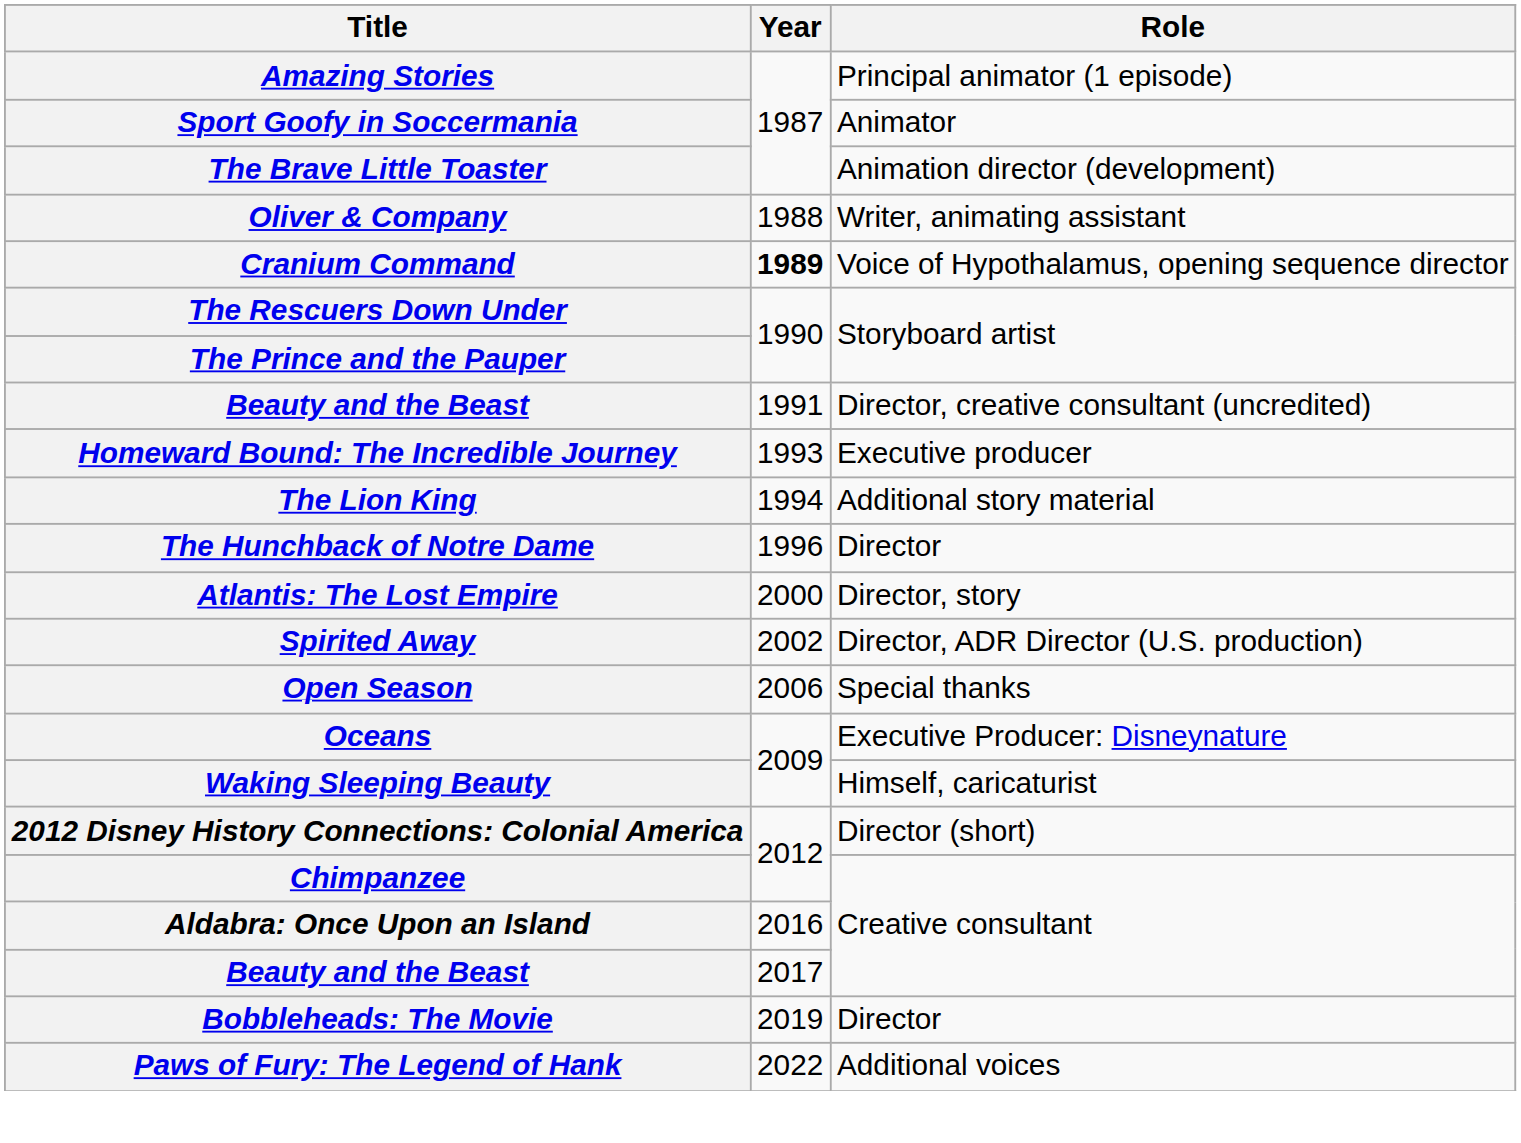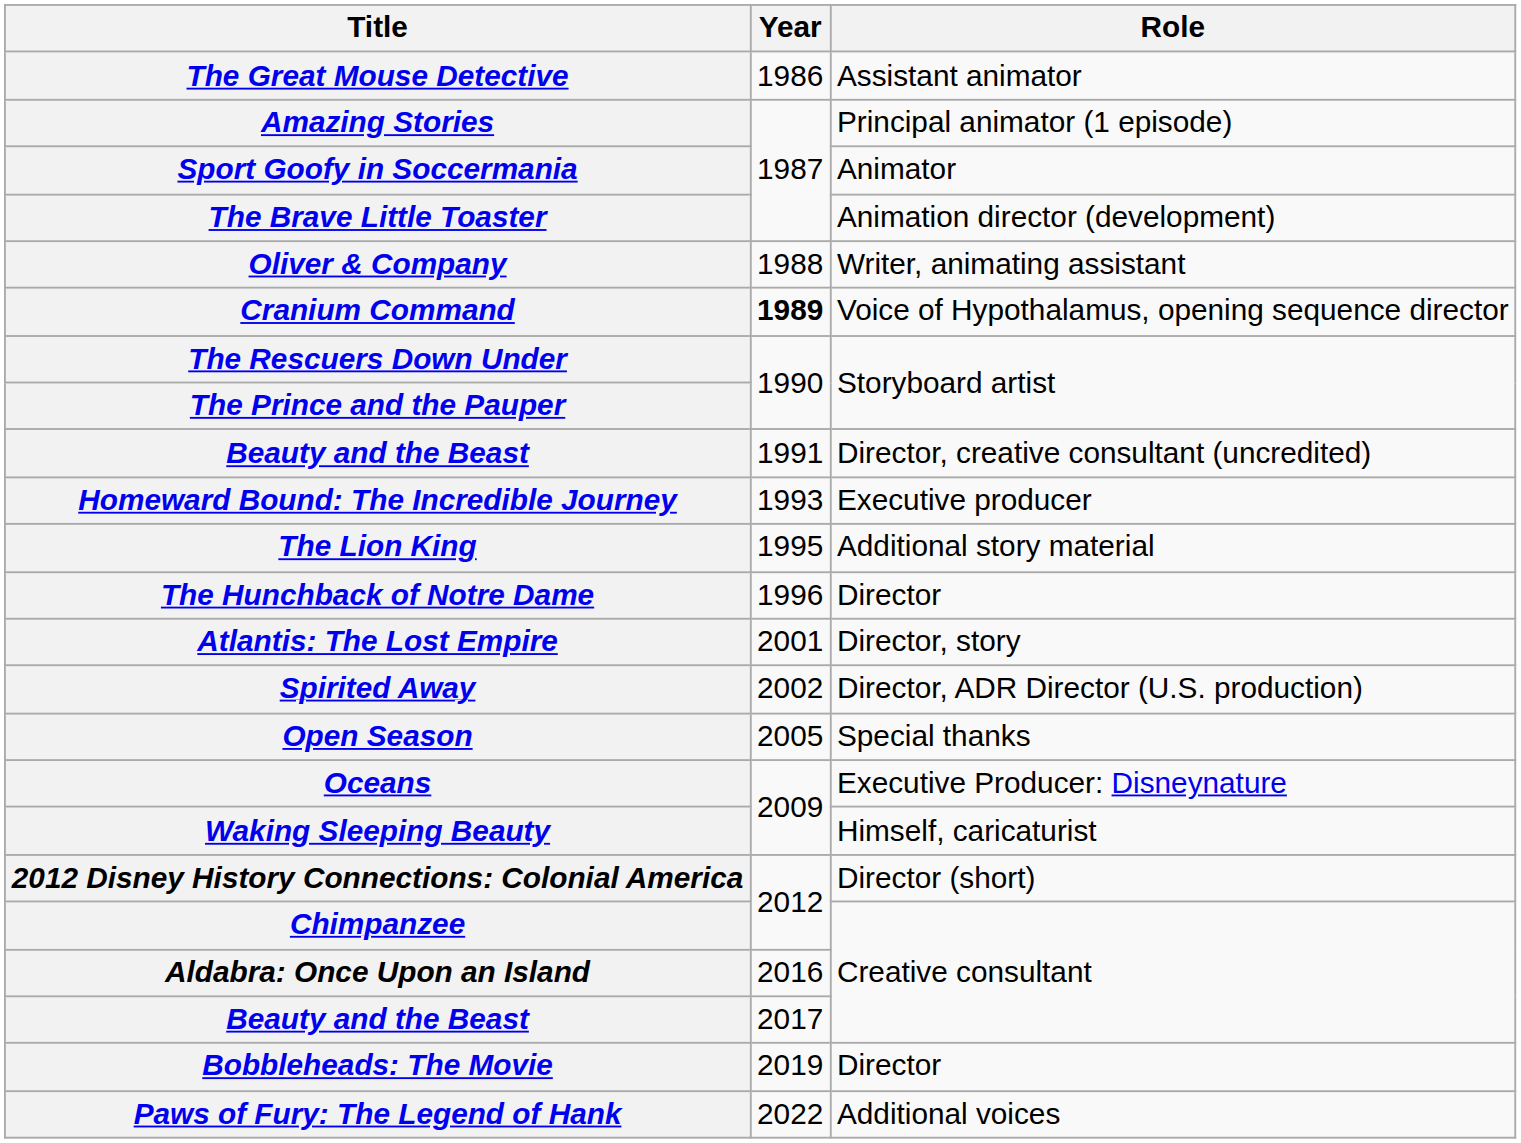+ row: (378, 75)
(790, 500) 1994 -> (790, 547) 1995
(790, 594) 2000 -> (790, 641) 2001
(790, 688) 2006 -> (790, 736) 2005
